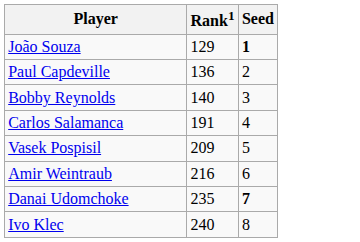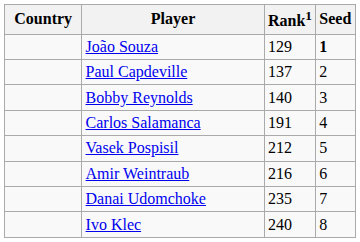+ column: (43, 19)
(203, 72) 136 -> (280, 72) 137
(203, 148) 209 -> (280, 148) 212
(246, 199) bold -> (323, 199) normal
